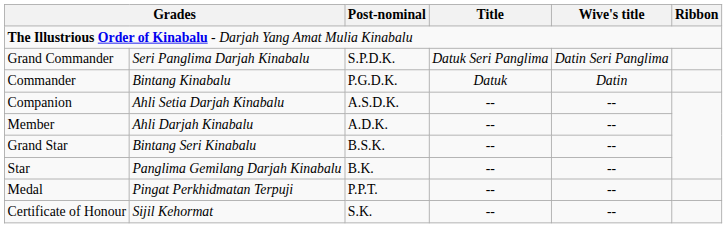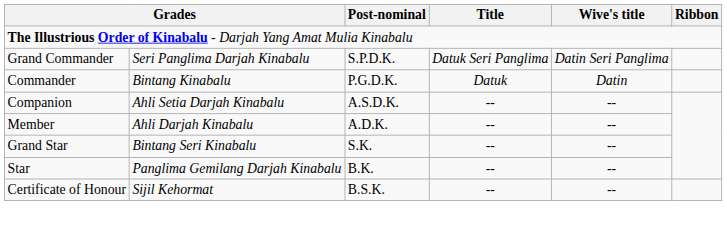(366, 146) B.S.K. -> (360, 146) S.K.
- row: (25, 189)
(360, 211) S.K. -> (366, 189) B.S.K.
